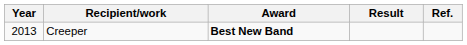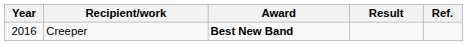(24, 31) 2013 -> (24, 31) 2016
